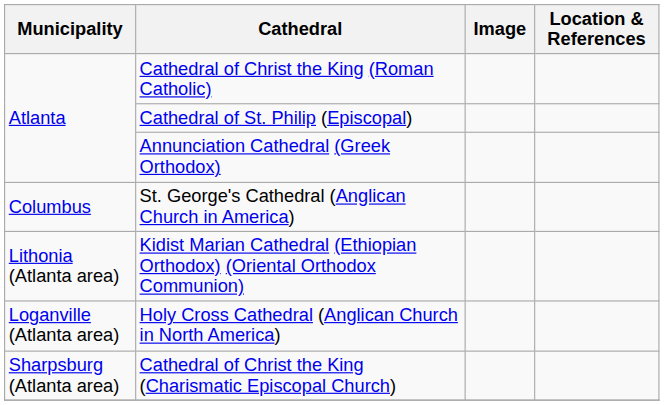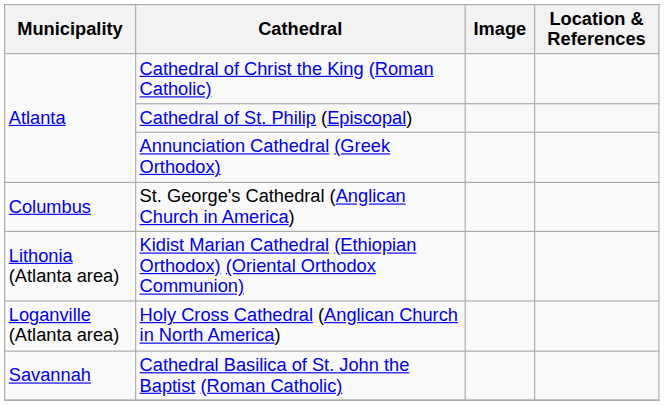+ row: (274, 375)
- row: (268, 375)
